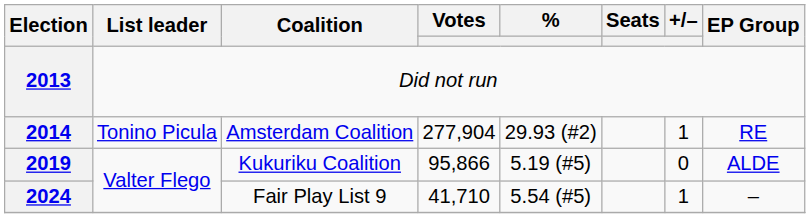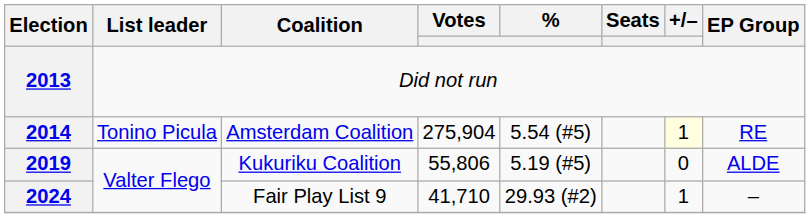(459, 132) 277,904 -> (459, 132) 275,904
(551, 132) 29.93 (#2) -> (551, 132) 5.54 (#5)
(683, 132) no background -> (683, 132) lightyellow background
(459, 164) 95,866 -> (459, 164) 55,806
(551, 196) 5.54 (#5) -> (551, 196) 29.93 (#2)
